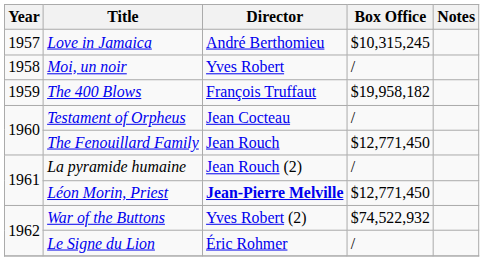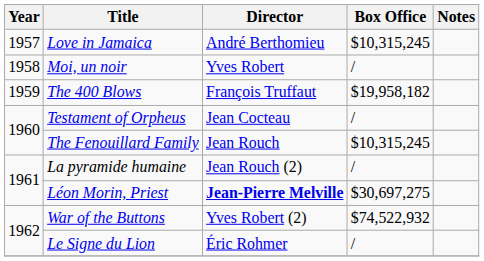(390, 142) $12,771,450 -> (390, 142) $10,315,245
(390, 192) $12,771,450 -> (390, 192) $30,697,275
